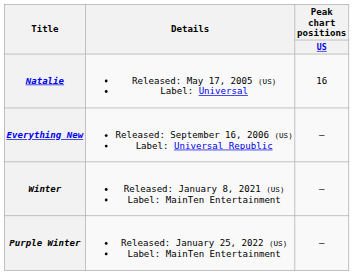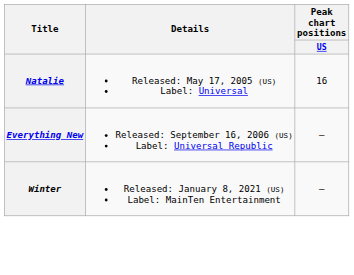- row: (45, 243)
